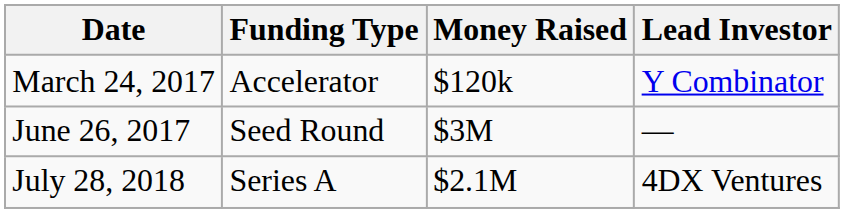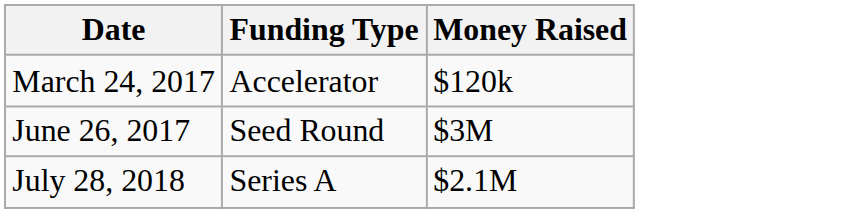- column: (737, 29)
